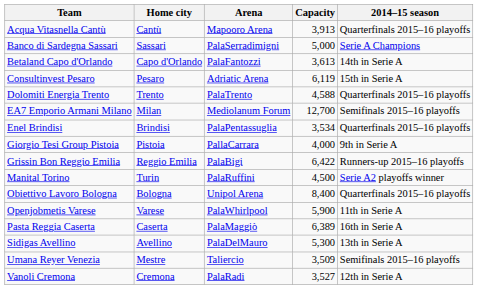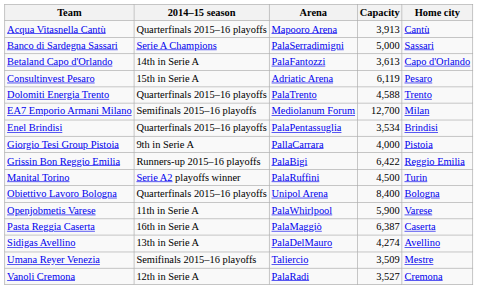columns swapped: (169, 12) <-> (405, 12)
(323, 227) 6,389 -> (388, 227) 6,387
(323, 243) 5,300 -> (388, 243) 4,274
